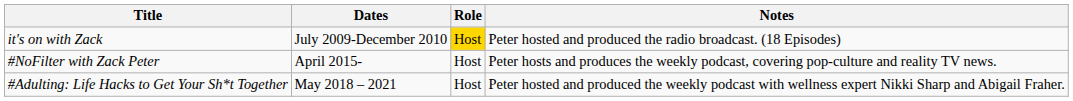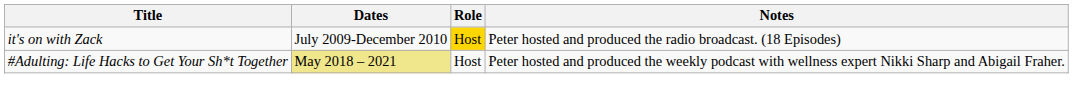- row: (84, 61)
(346, 84) no background -> (346, 61) khaki background
